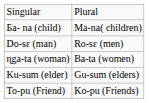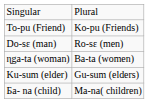rows swapped: (34, 28) <-> (36, 91)
